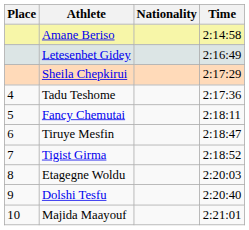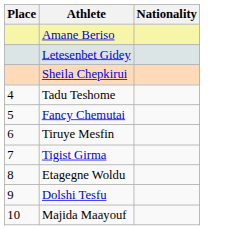- column: (222, 14)
